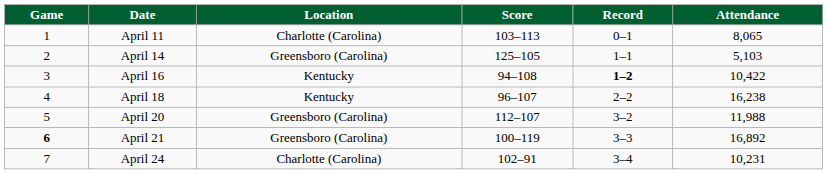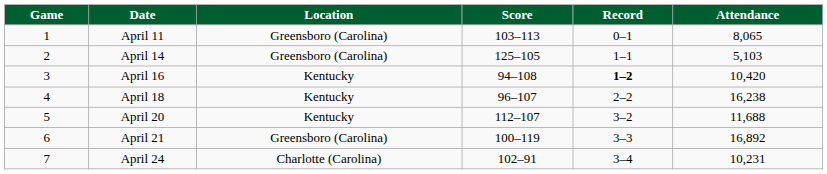(329, 35) Charlotte (Carolina) -> (329, 35) Greensboro (Carolina)
(748, 76) 10,422 -> (748, 76) 10,420
(329, 117) Greensboro (Carolina) -> (329, 117) Kentucky
(748, 117) 11,988 -> (748, 117) 11,688
(47, 138) bold -> (47, 138) normal
